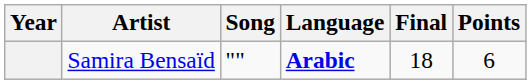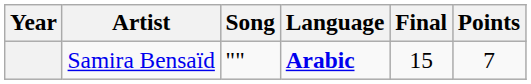(421, 60) 18 -> (421, 60) 15
(489, 60) 6 -> (489, 60) 7
